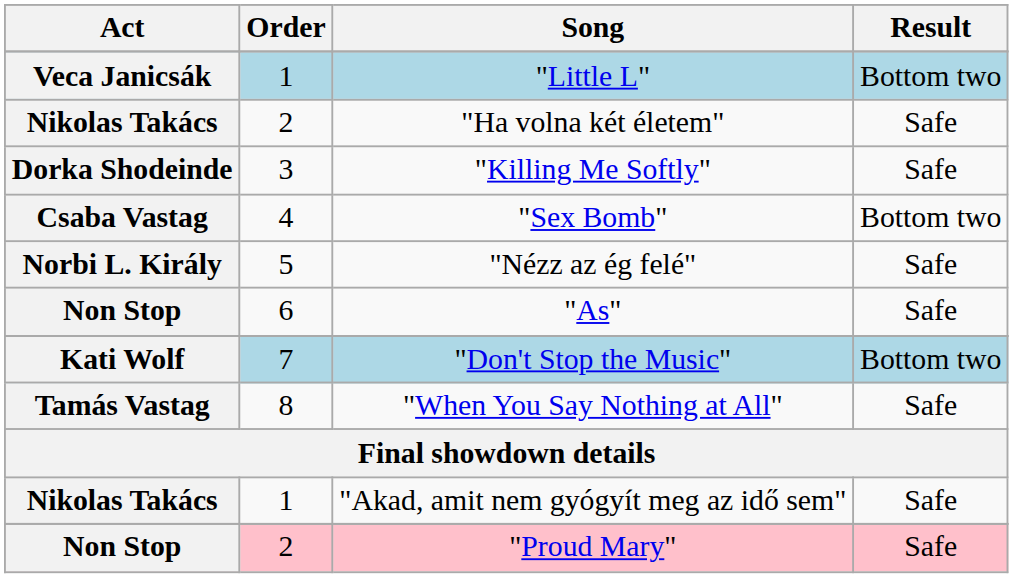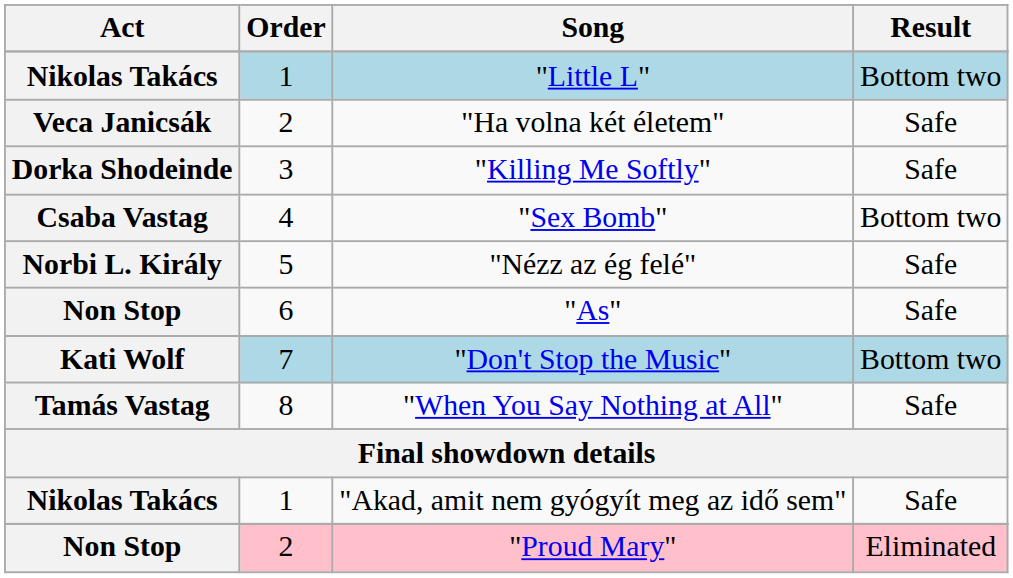(122, 75) Veca Janicsák -> (122, 75) Nikolas Takács
(122, 122) Nikolas Takács -> (122, 122) Veca Janicsák
(931, 547) Safe -> (931, 547) Eliminated
